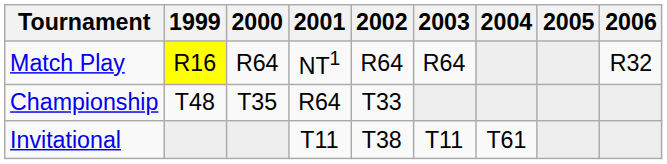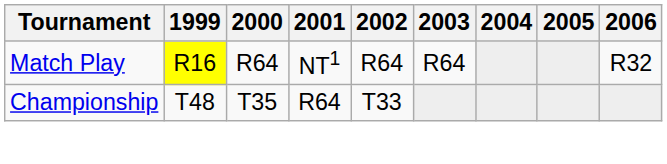- row: (66, 139)
